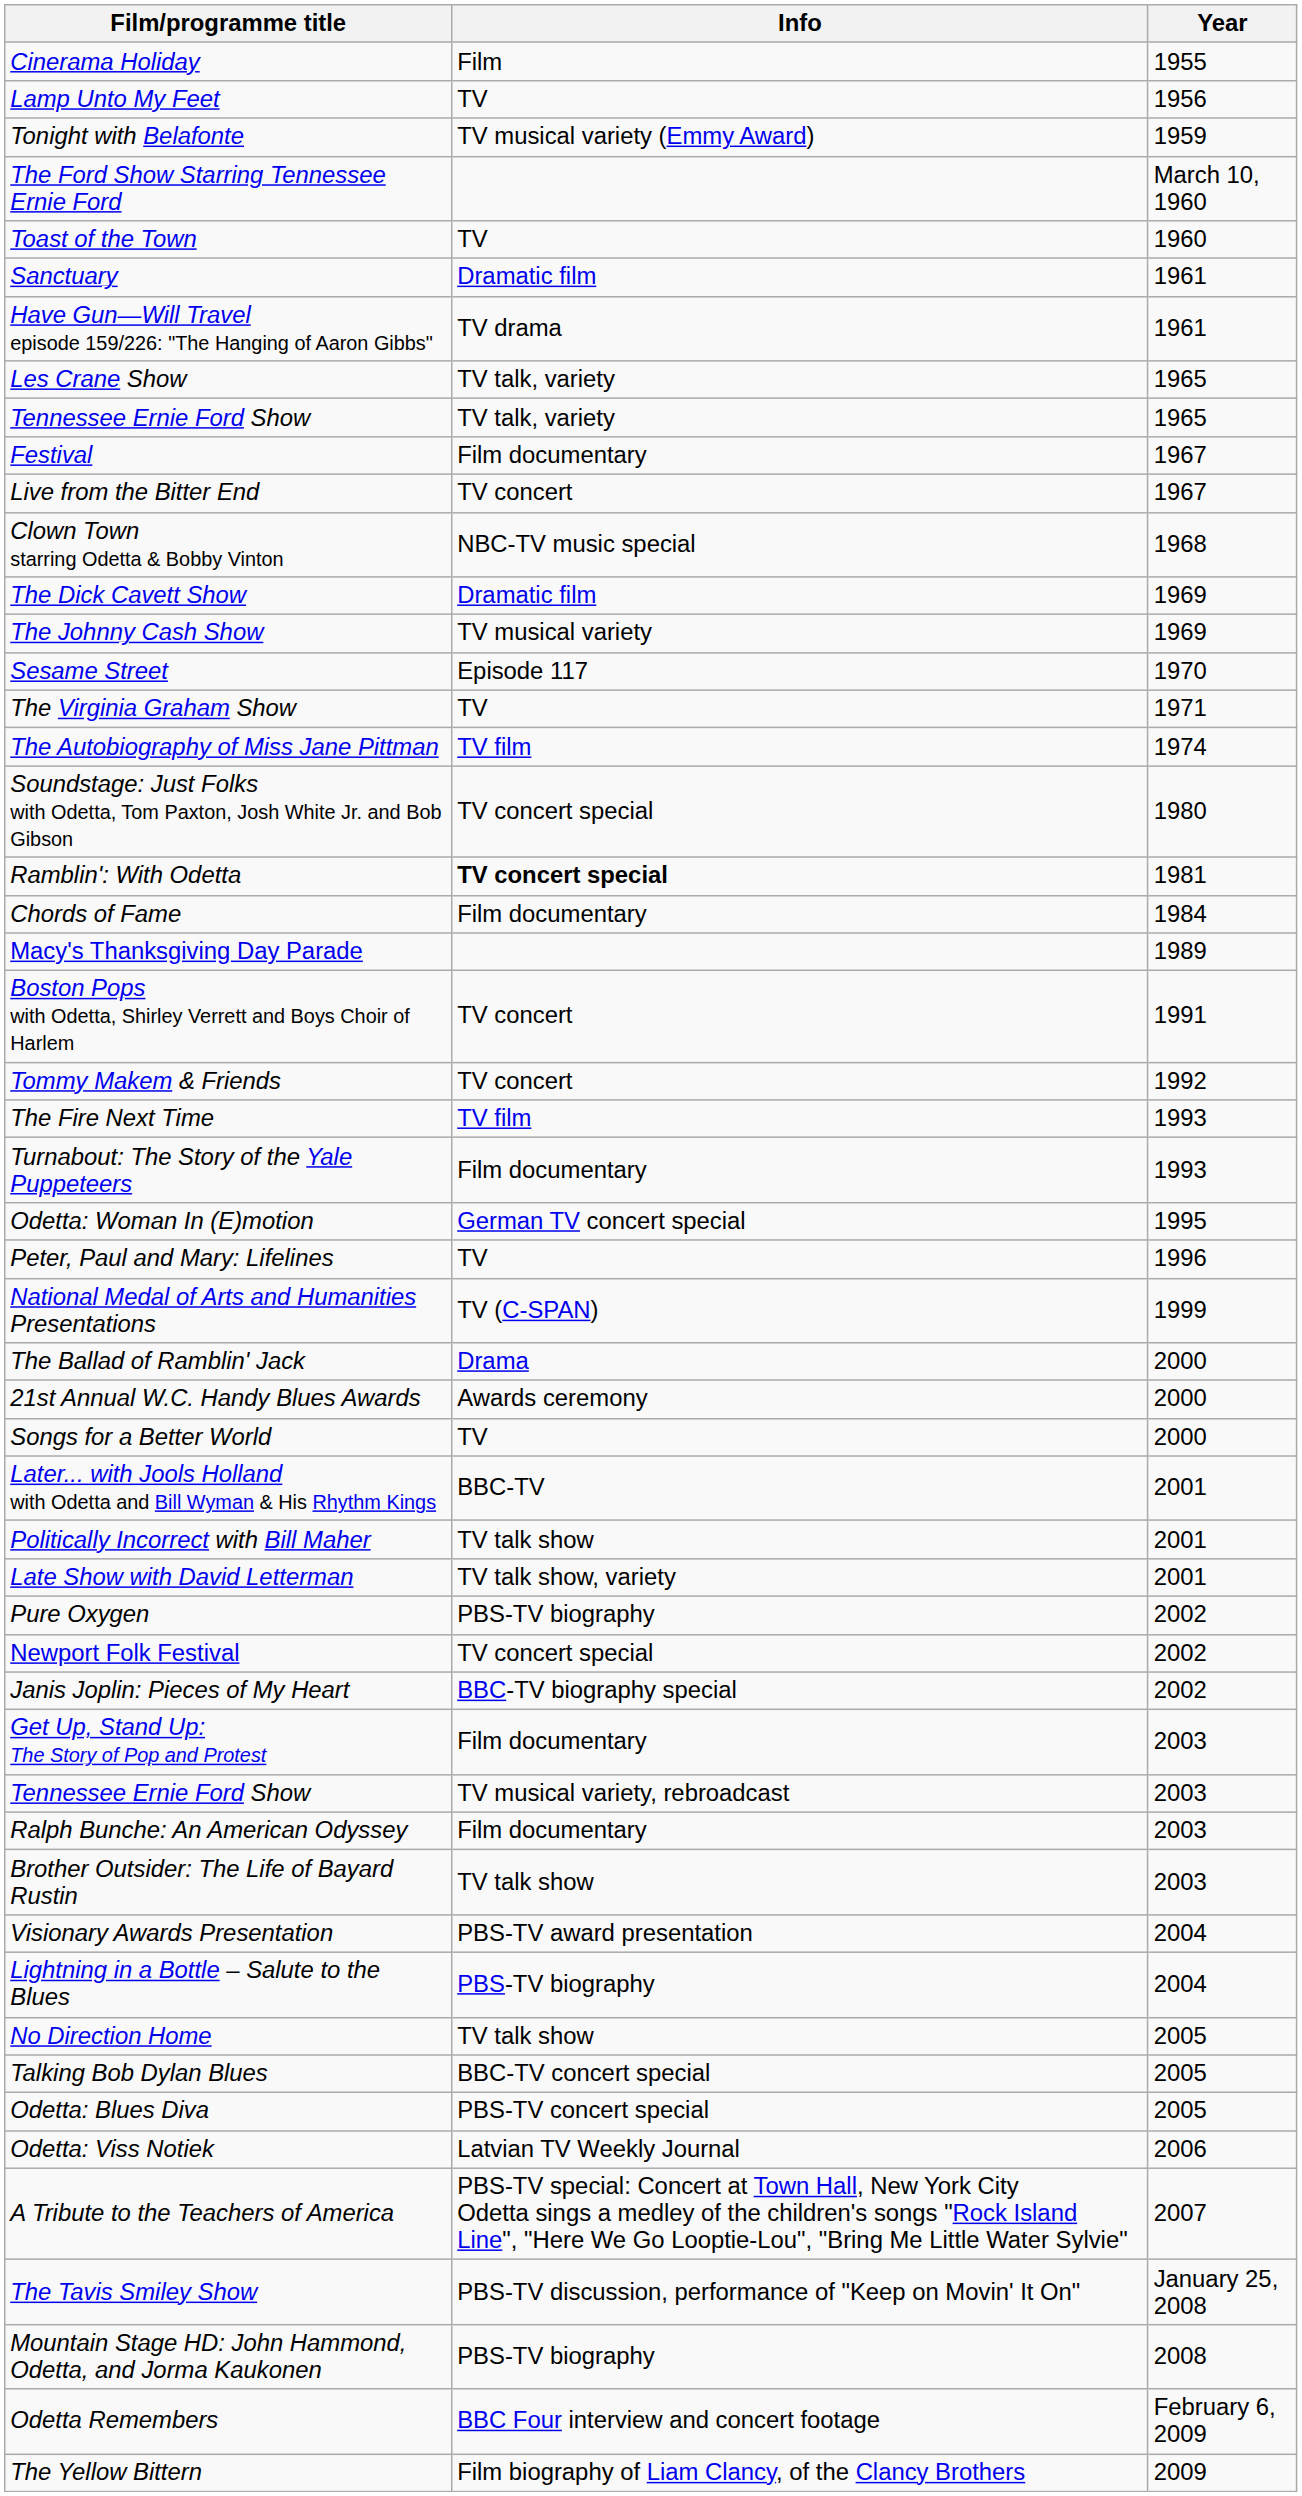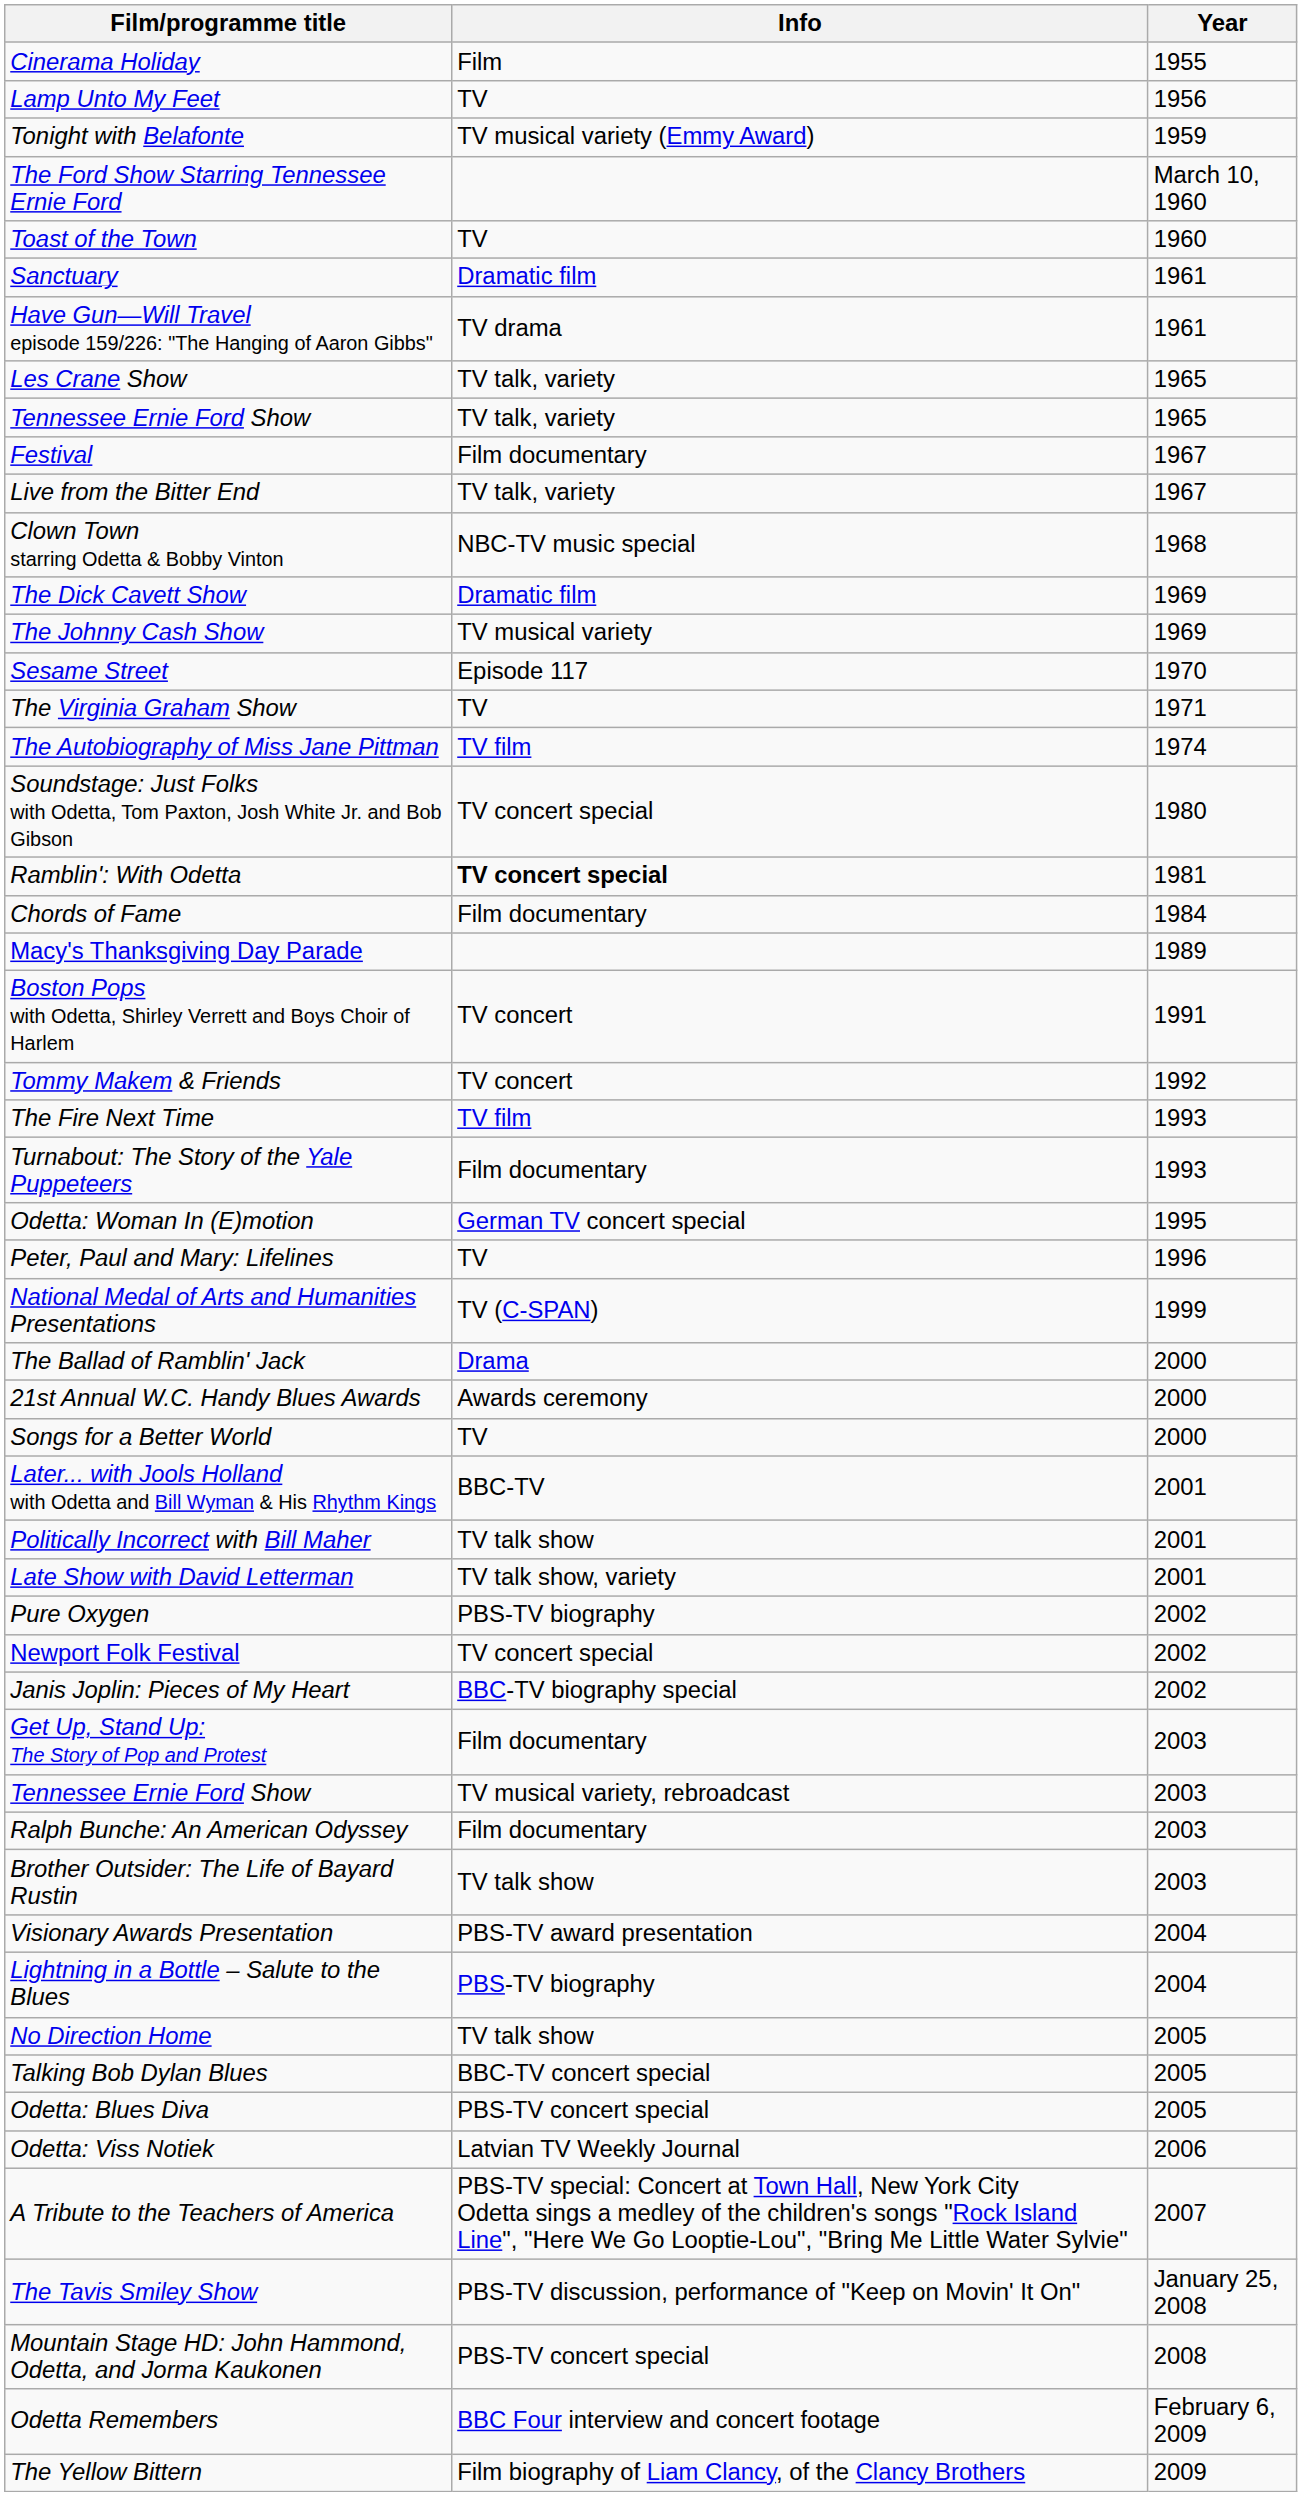(515, 492) TV concert -> (536, 492) TV talk, variety
(556, 2356) PBS-TV biography -> (583, 2356) PBS-TV concert special
